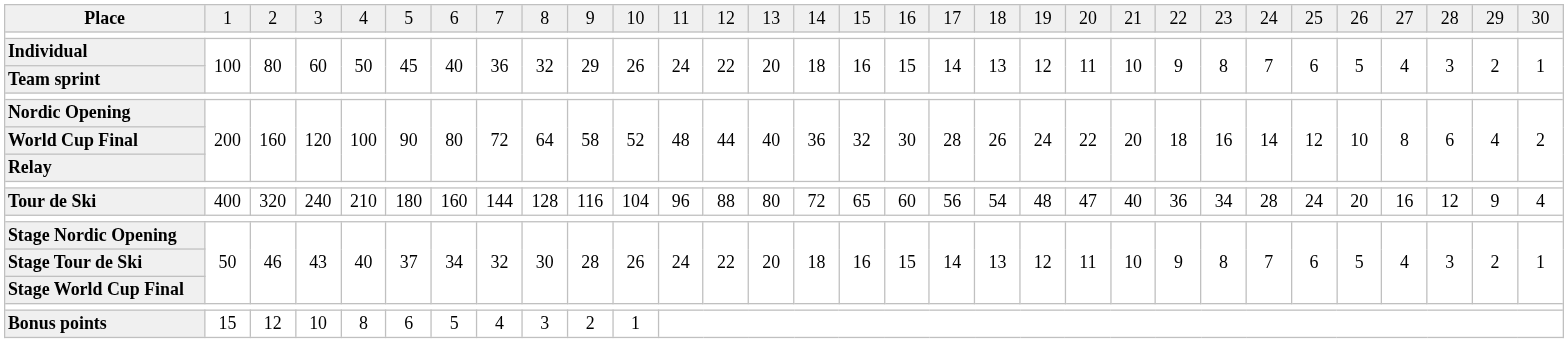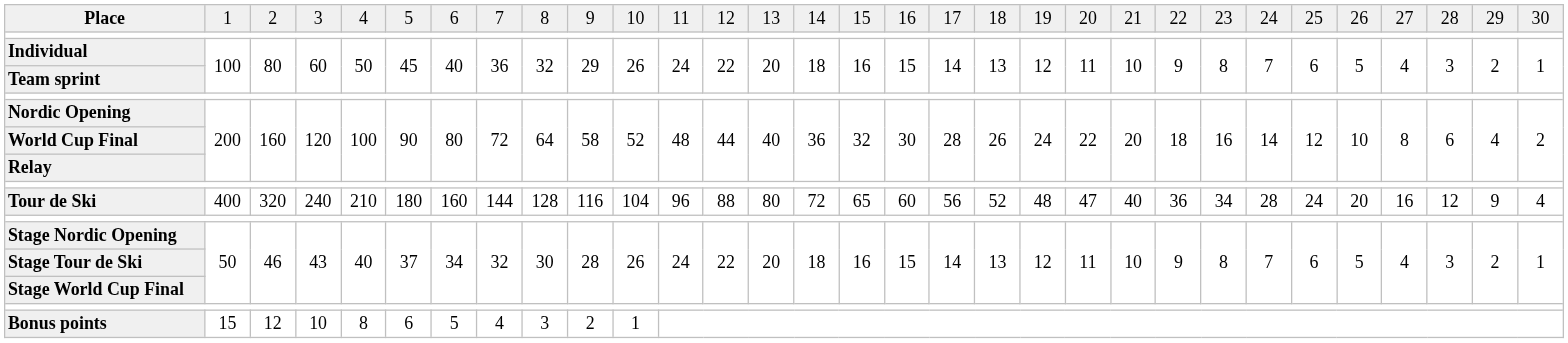(997, 201) 54 -> (997, 201) 52
